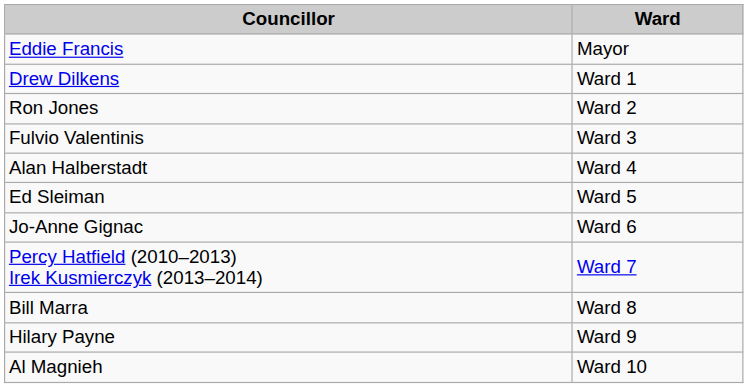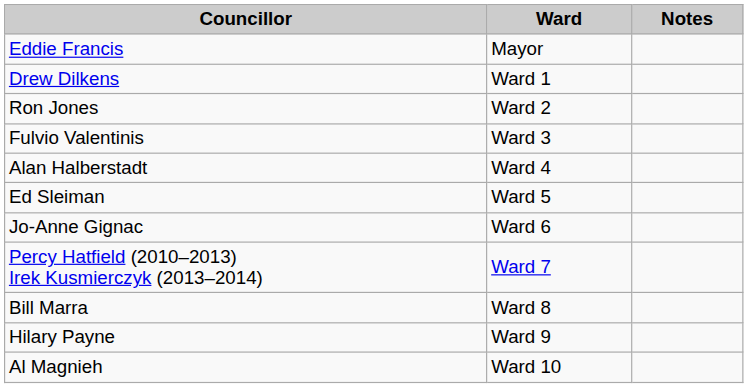+ column: (687, 19)
